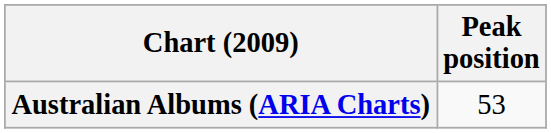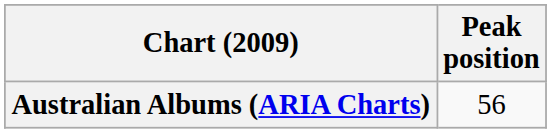(491, 104) 53 -> (491, 104) 56
